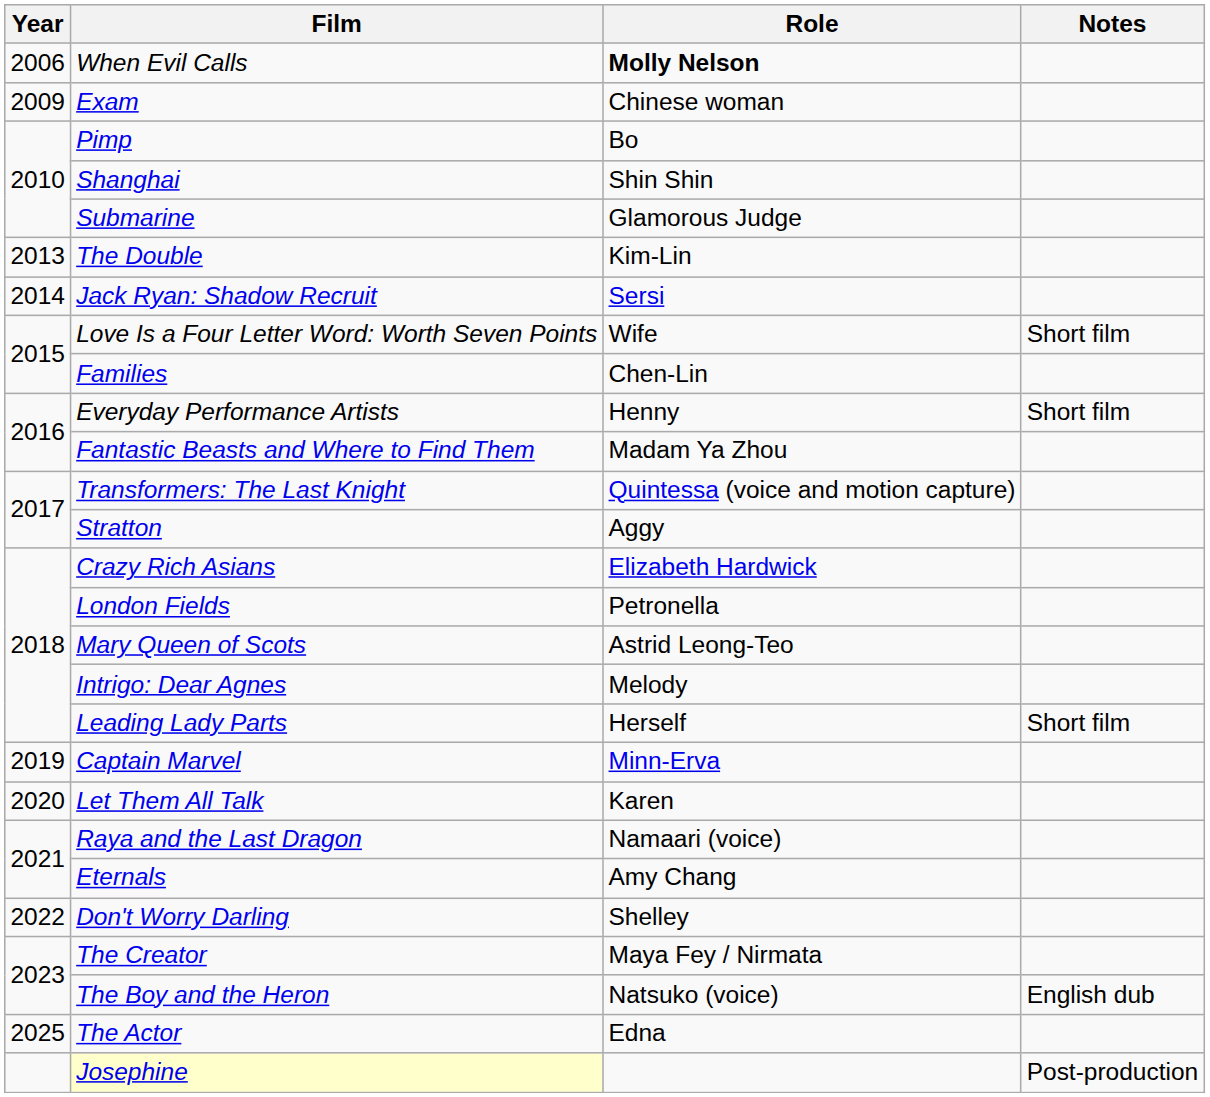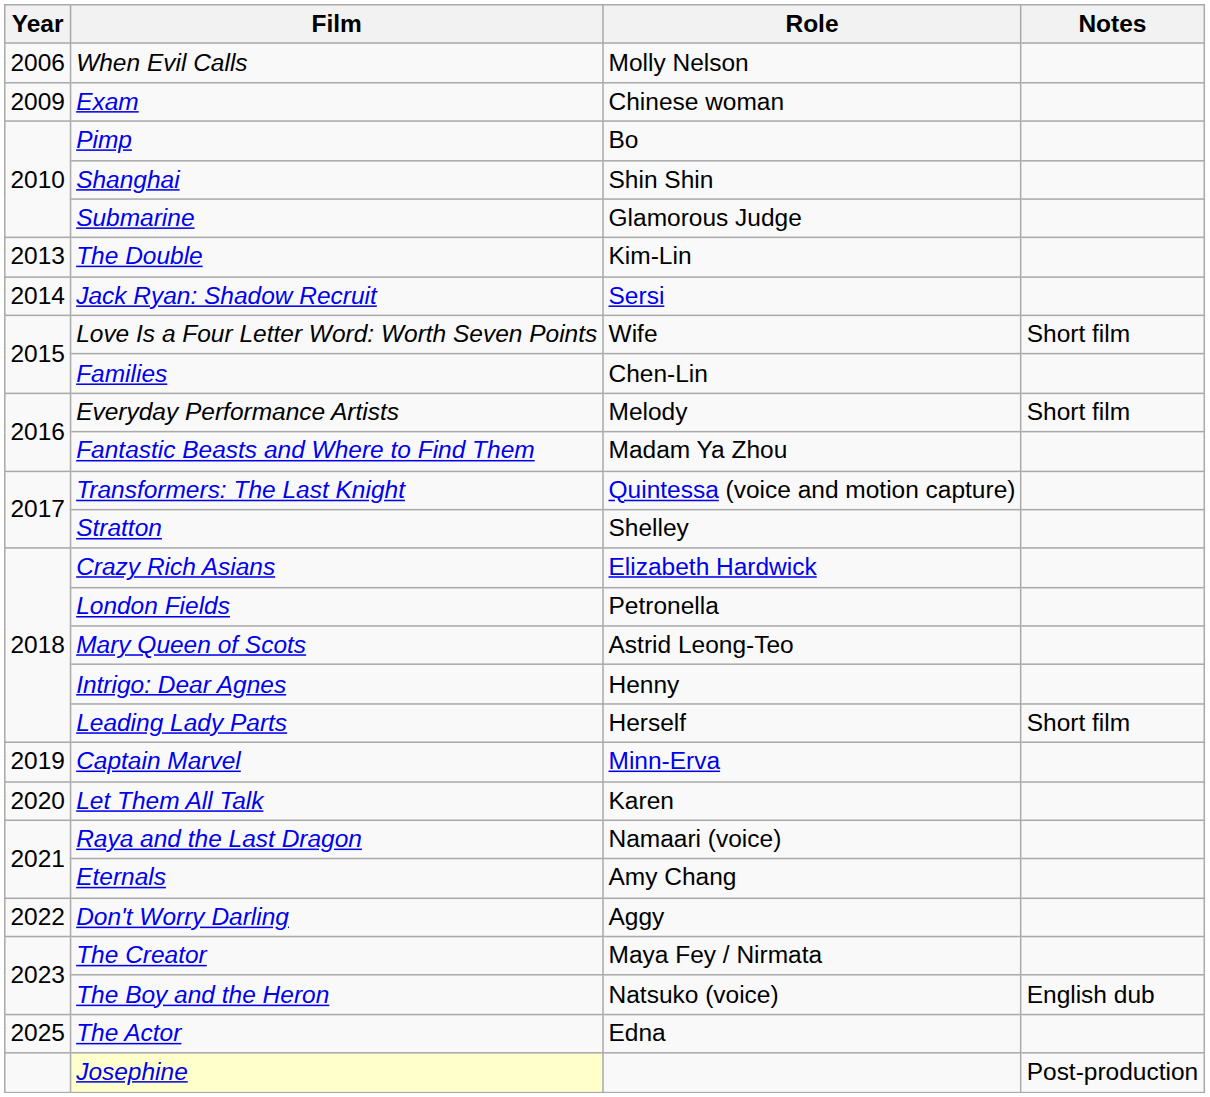(684, 62) bold -> (679, 62) normal
(644, 412) Henny -> (648, 412) Melody
(636, 528) Aggy -> (649, 528) Shelley
(648, 683) Melody -> (644, 683) Henny
(649, 916) Shelley -> (636, 916) Aggy
